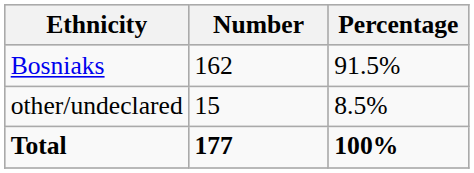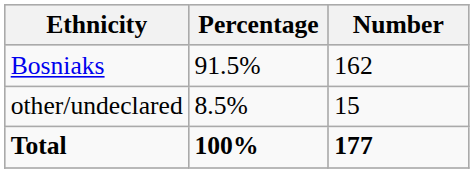columns swapped: (258, 24) <-> (398, 24)
